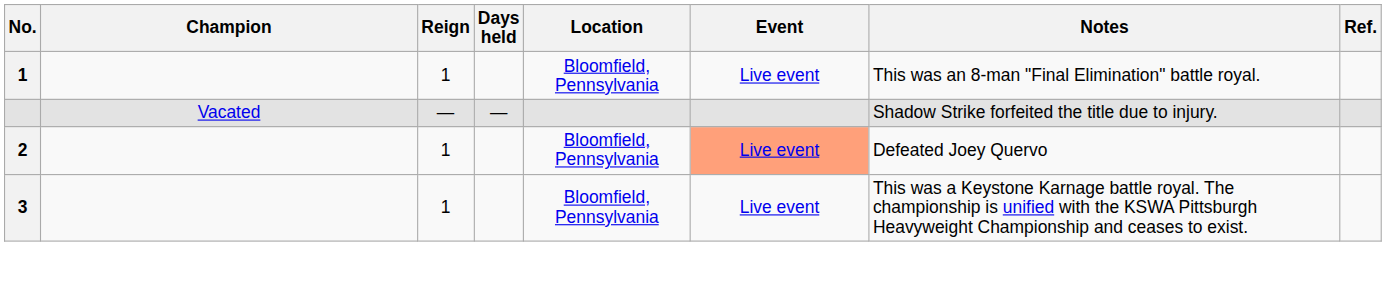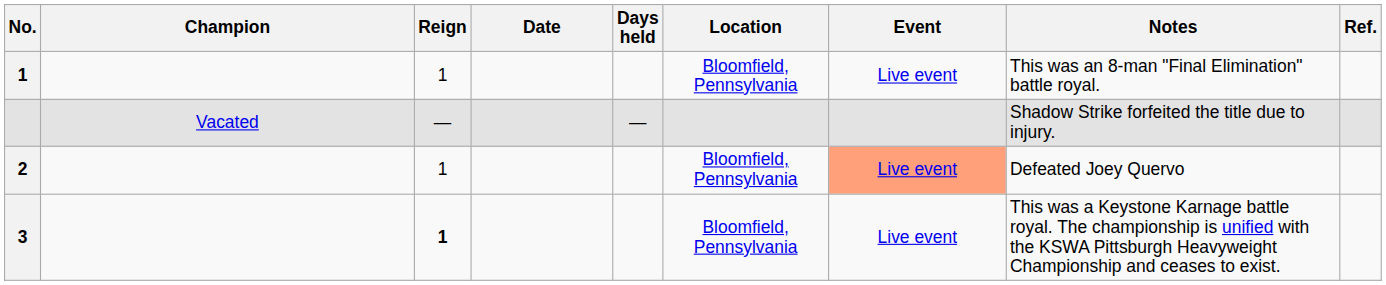+ column: (542, 28)
(446, 207) normal -> (442, 236) bold
